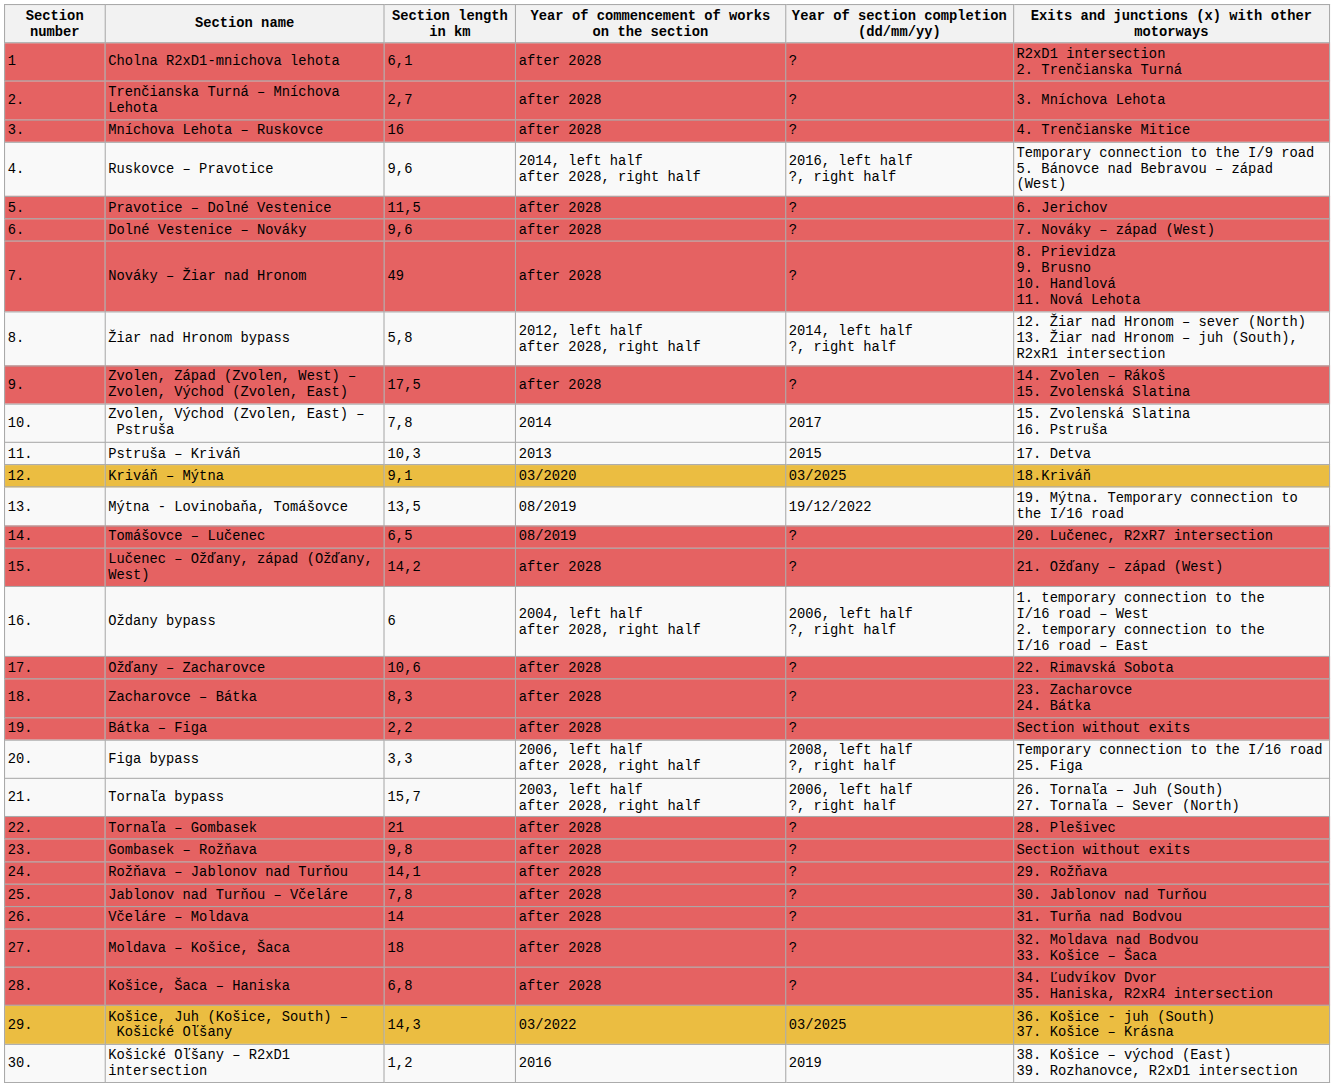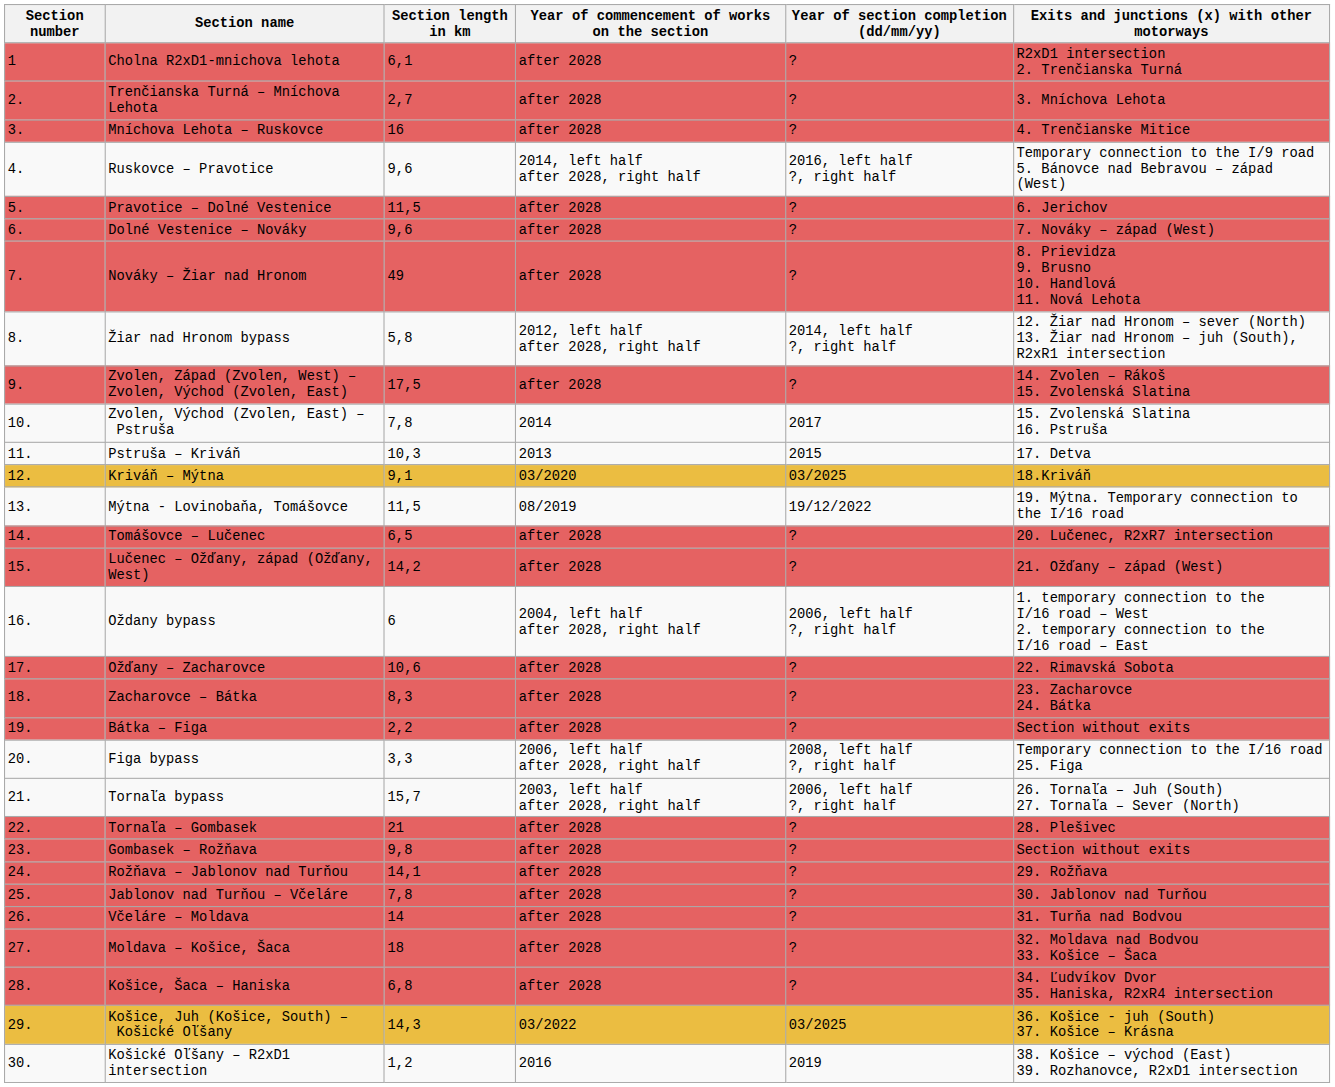(404, 506) 13,5 -> (404, 506) 11,5
(548, 537) 08/2019 -> (560, 537) after 2028
